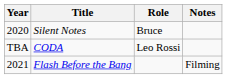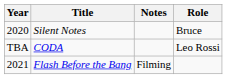columns swapped: (158, 13) <-> (203, 13)
